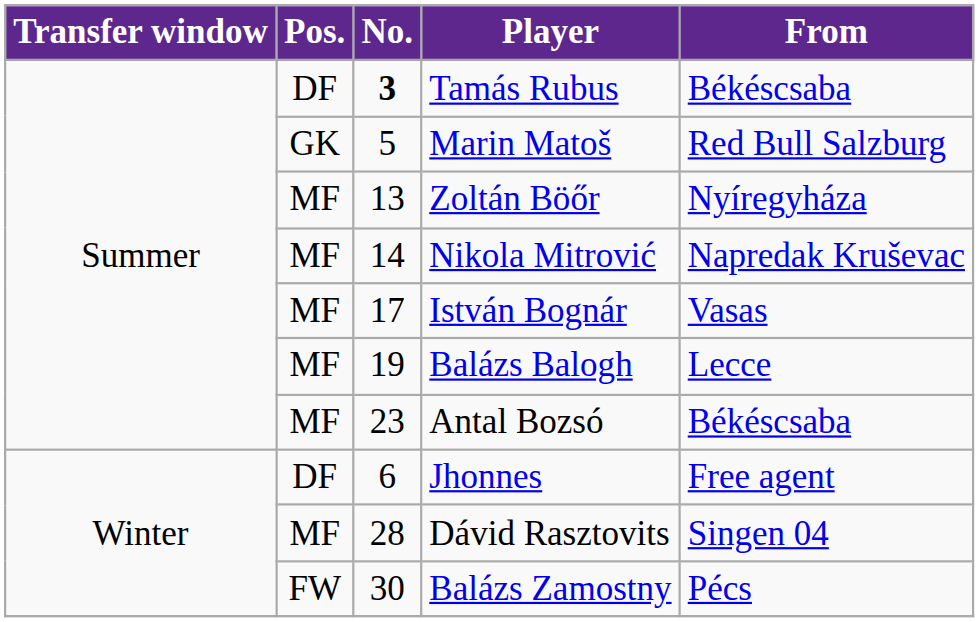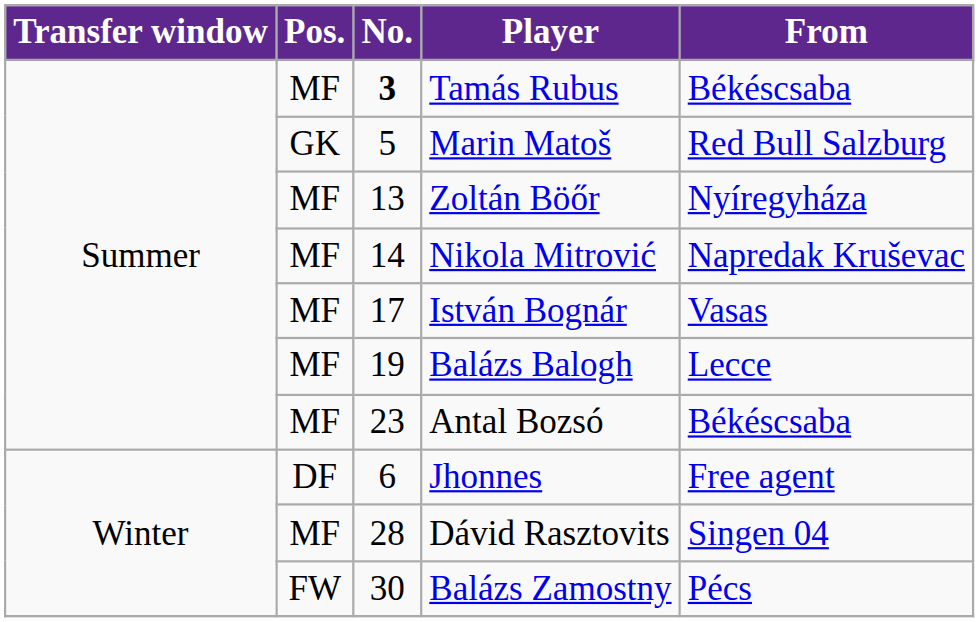(315, 87) DF -> (315, 87) MF
